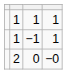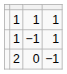(52, 59) −0 -> (52, 59) −1
